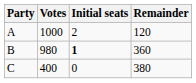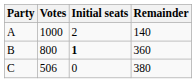(142, 31) 120 -> (142, 31) 140
(48, 50) 980 -> (48, 50) 800
(48, 68) 400 -> (48, 68) 506
